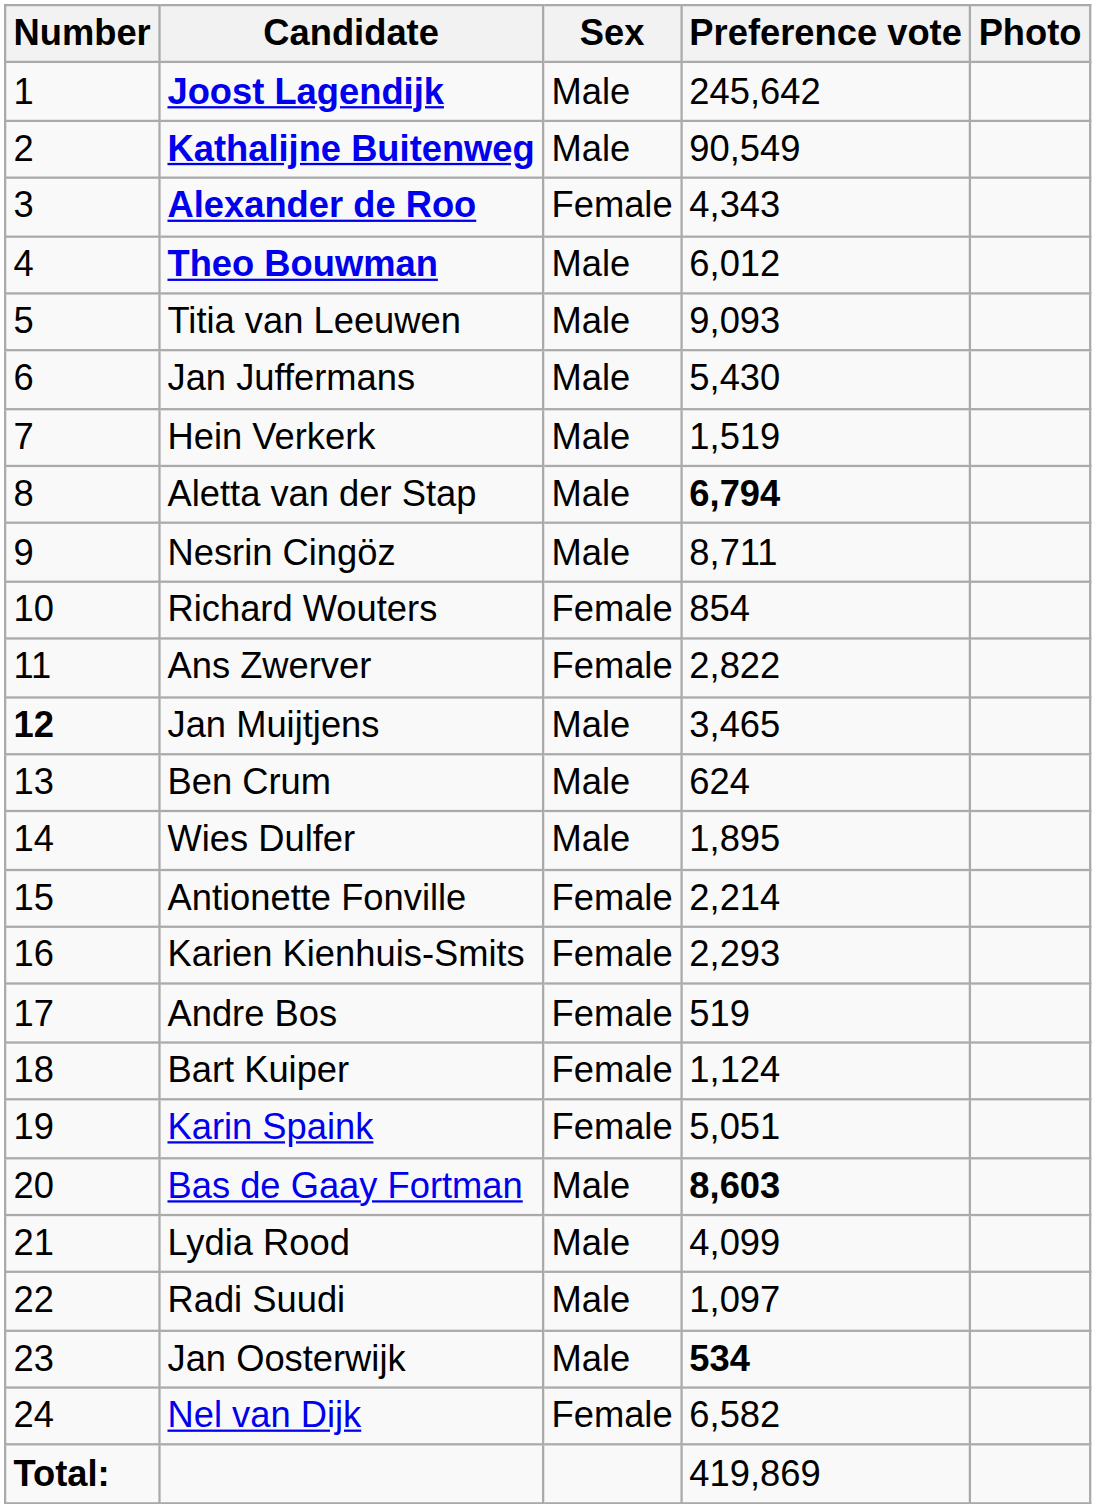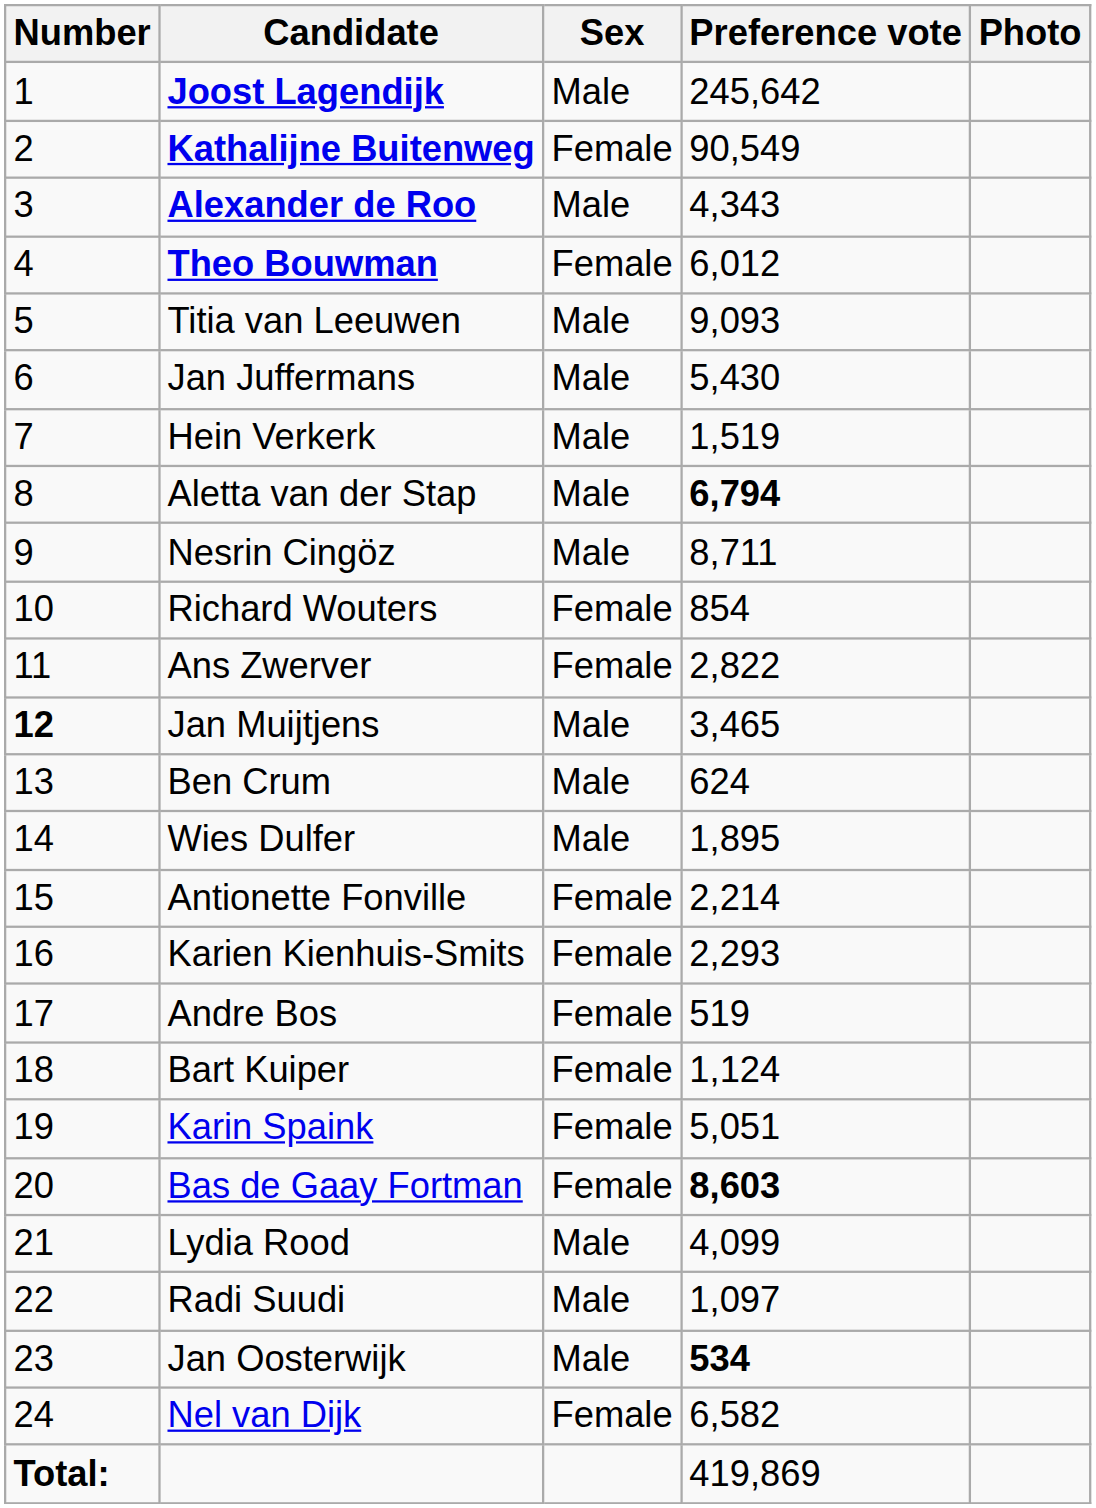(591, 148) Male -> (612, 148) Female
(612, 206) Female -> (591, 206) Male
(591, 263) Male -> (612, 263) Female
(591, 1185) Male -> (612, 1185) Female
